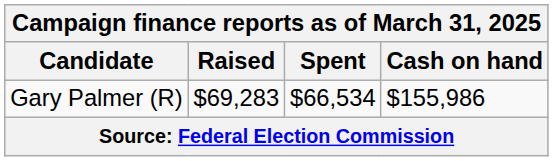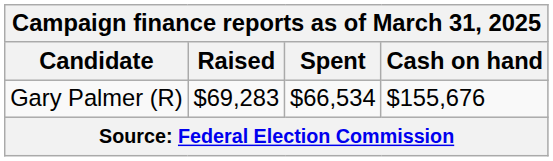(436, 98) $155,986 -> (436, 98) $155,676
